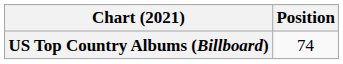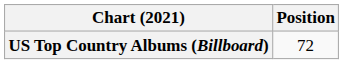(306, 44) 74 -> (306, 44) 72
